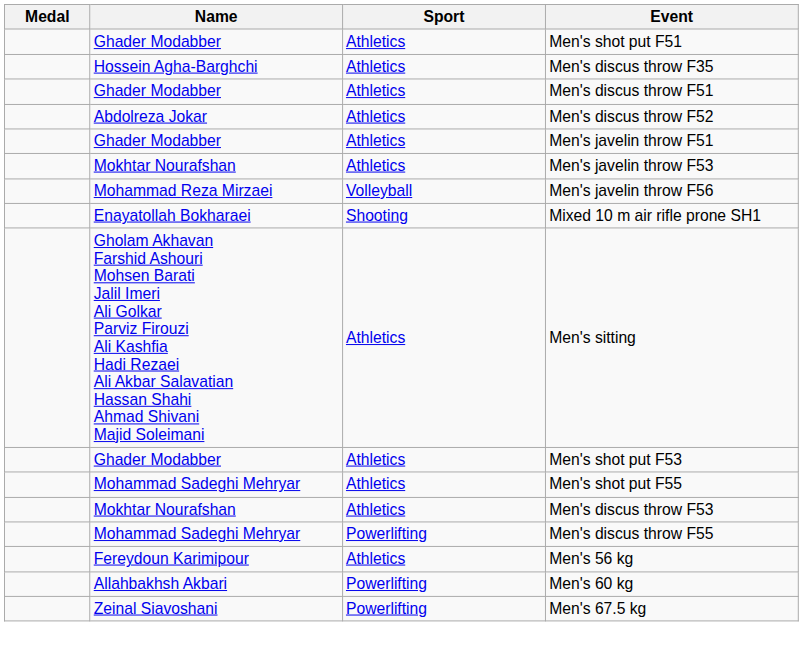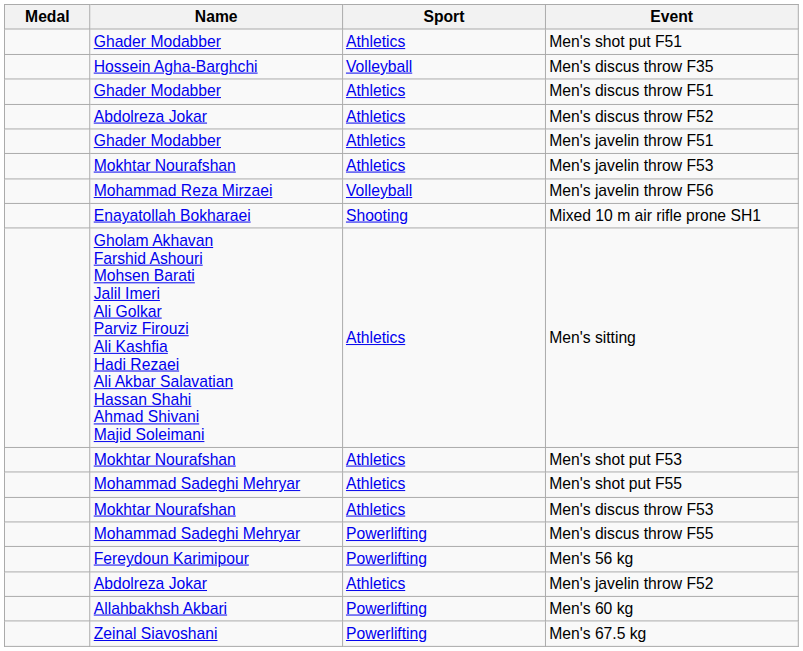(376, 66) Athletics -> (379, 66) Volleyball
(157, 459) Ghader Modabber -> (165, 459) Mokhtar Nourafshan
(376, 559) Athletics -> (386, 559) Powerlifting
+ row: (631, 583)
